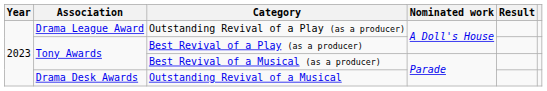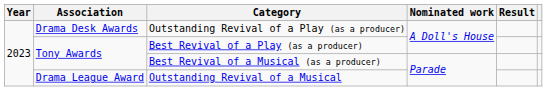(90, 29) Drama League Award -> (87, 29) Drama Desk Awards
(87, 78) Drama Desk Awards -> (90, 78) Drama League Award
